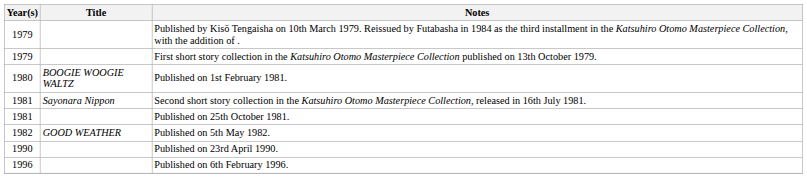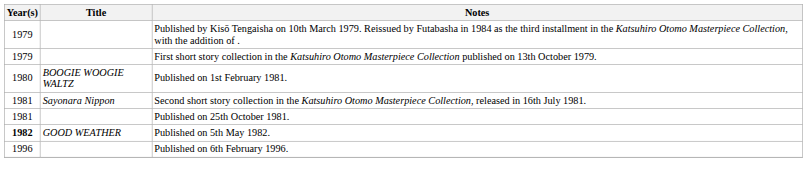(22, 133) normal -> (22, 133) bold
- row: (216, 149)
